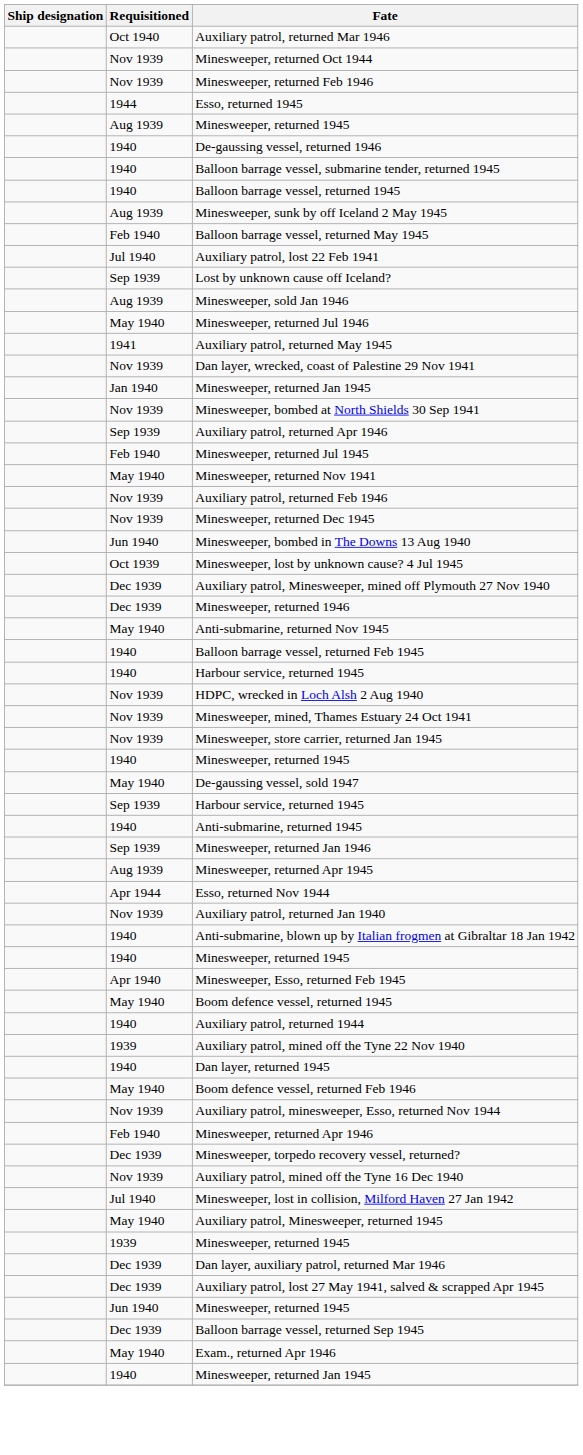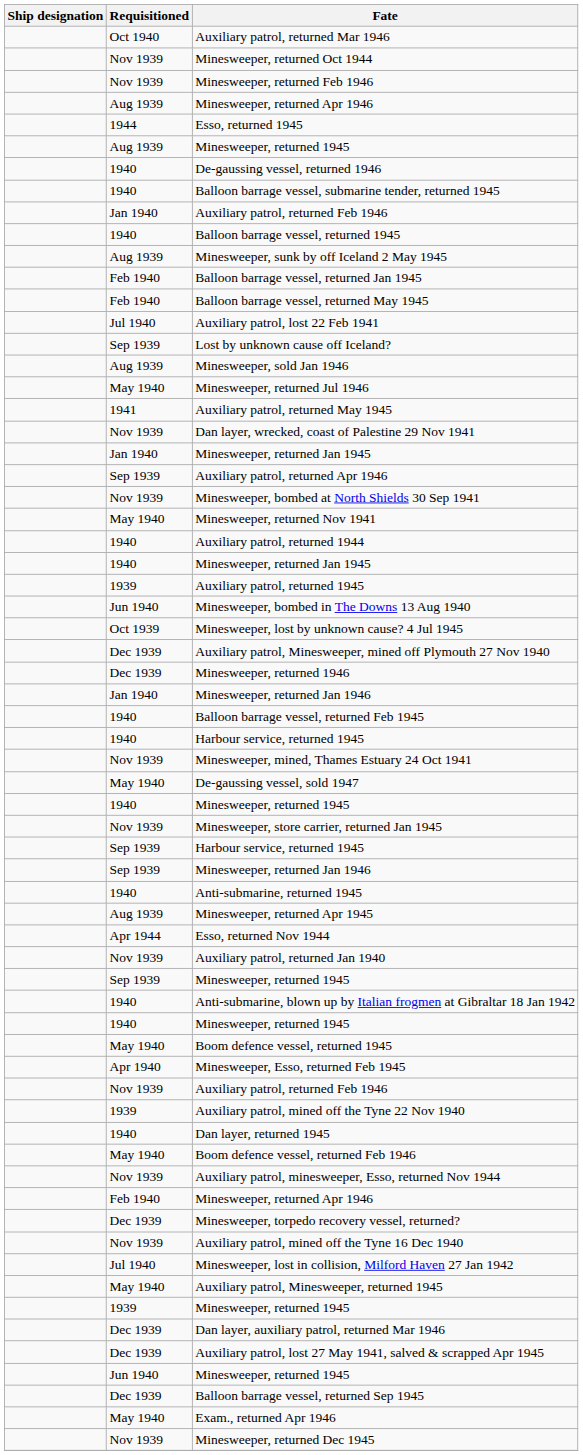+ row: (136, 102)
+ row: (134, 212)
+ row: (135, 277)
rows swapped: (136, 409) <-> (135, 431)
- row: (135, 453)
rows swapped: (136, 497) <-> (123, 1022)
rows swapped: (123, 1373) <-> (136, 518)
+ row: (123, 584)
- row: (137, 628)
+ row: (134, 694)
- row: (136, 694)
rows swapped: (136, 738) <-> (137, 781)
rows swapped: (123, 825) <-> (135, 847)
+ row: (135, 979)
rows swapped: (137, 1001) <-> (135, 979)
